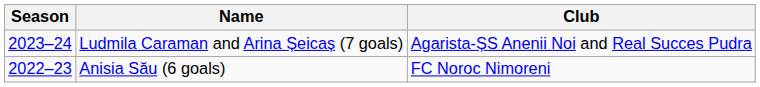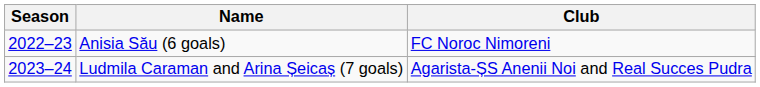rows swapped: (152, 69) <-> (241, 43)
